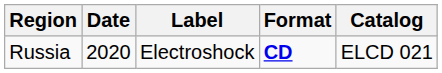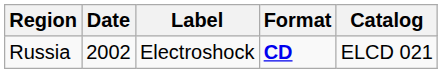(108, 52) 2020 -> (108, 52) 2002
